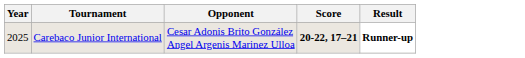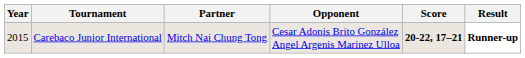+ column: (217, 13)
(18, 37) 2025 -> (18, 37) 2015
